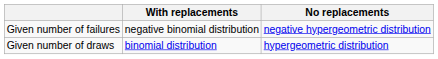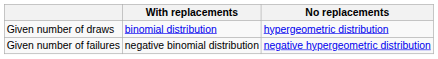rows swapped: (60, 45) <-> (63, 29)
